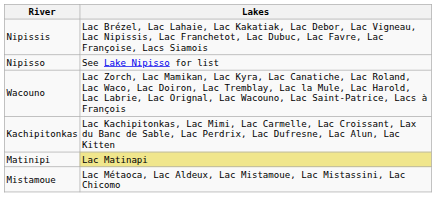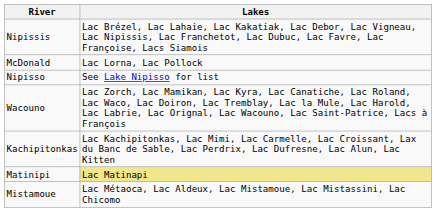+ row: (28, 62)
